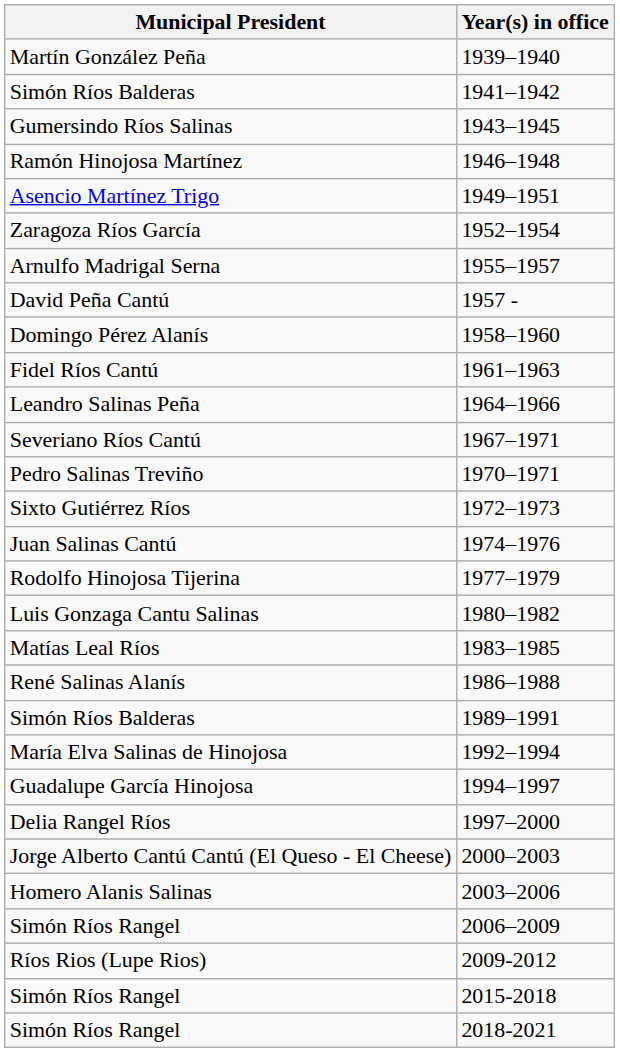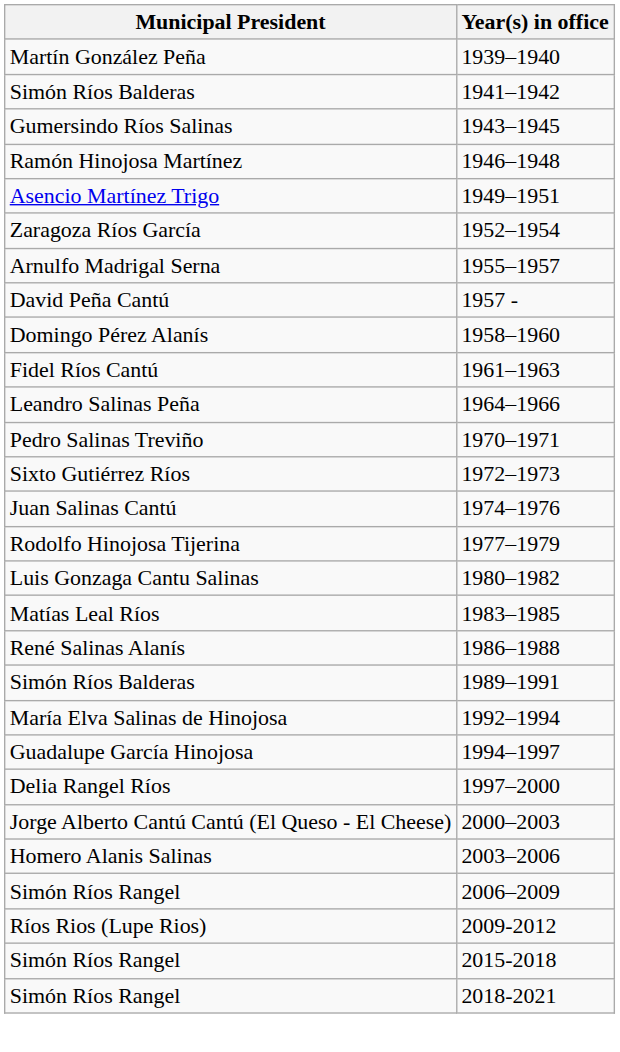- row: (511, 439)
